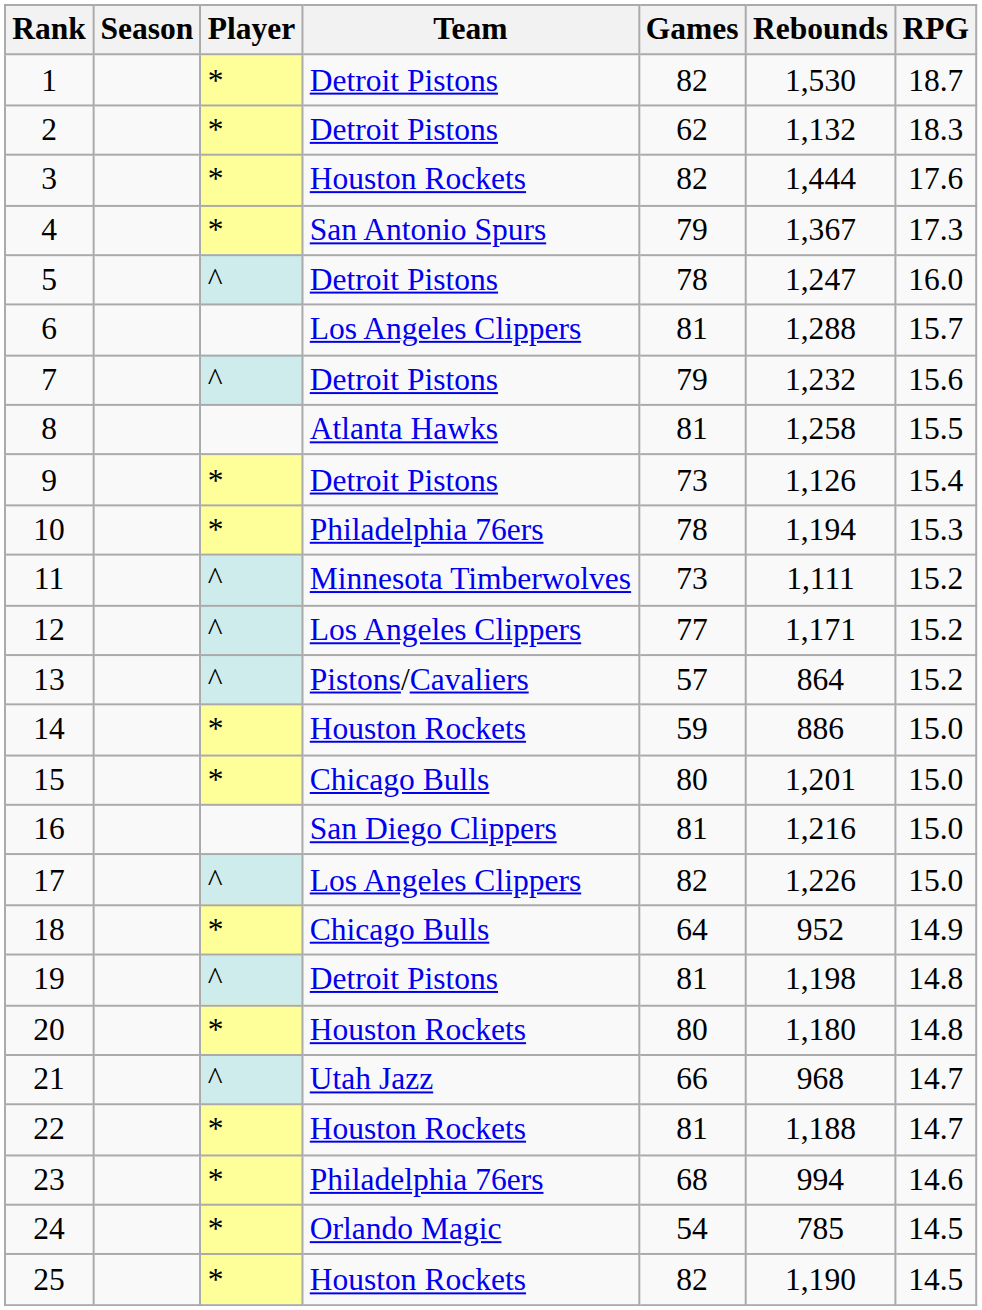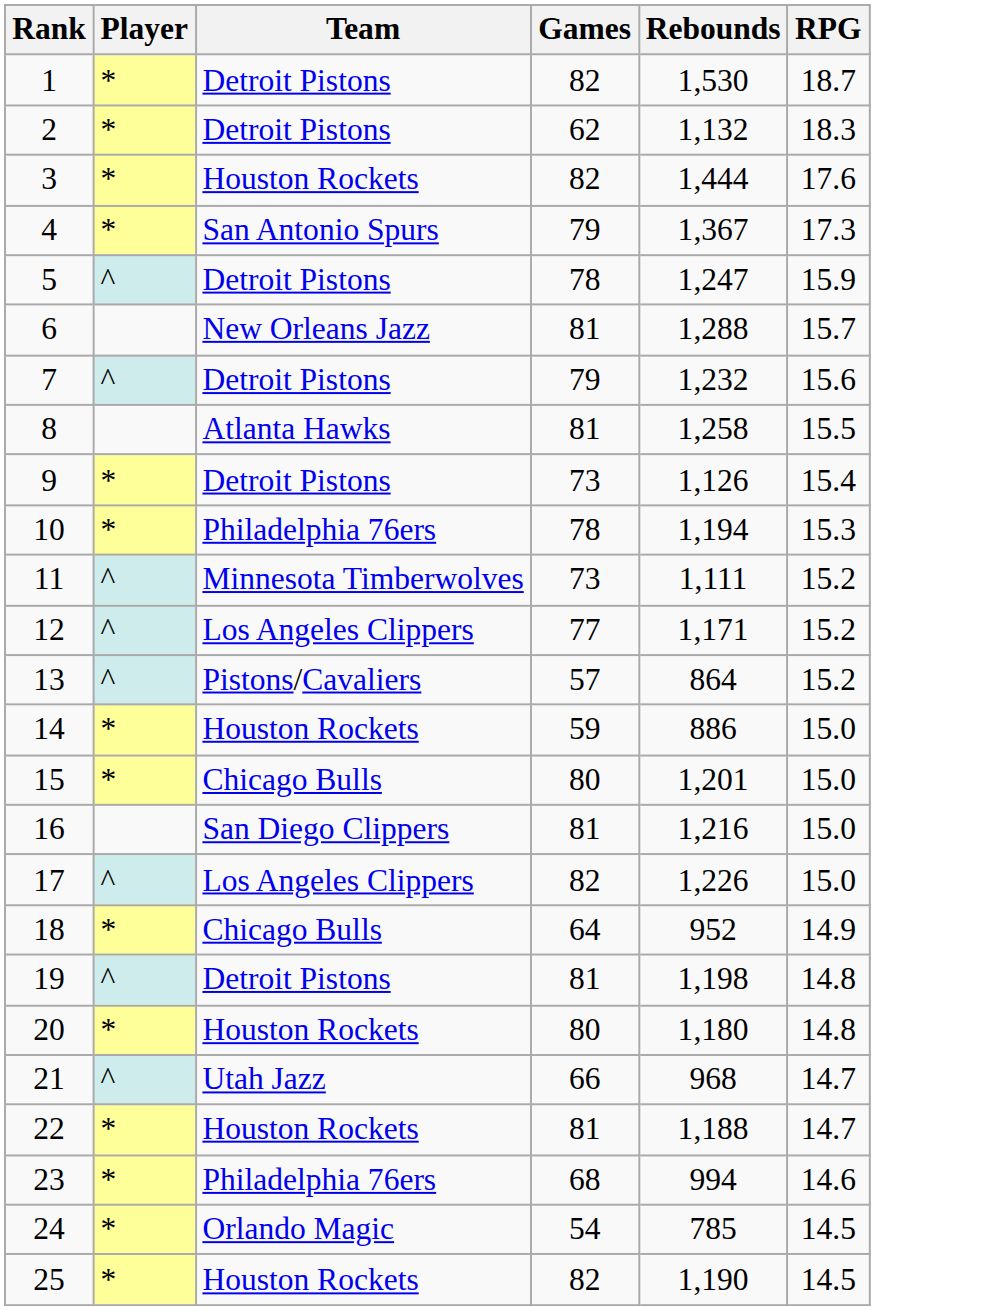- column: (147, 29)
(936, 279) 16.0 -> (828, 279) 15.9
(445, 329) Los Angeles Clippers -> (316, 329) New Orleans Jazz
